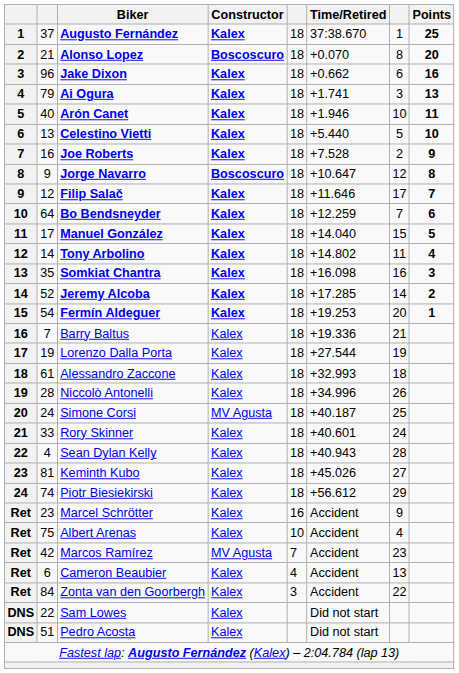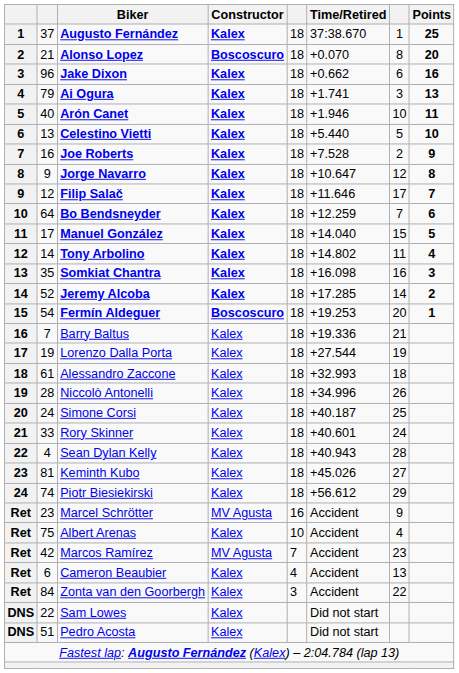(248, 174) Boscoscuro -> (228, 174) Kalex
(228, 313) Kalex -> (248, 313) Boscoscuro
(242, 413) MV Agusta -> (227, 413) Kalex
(227, 512) Kalex -> (242, 512) MV Agusta
